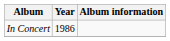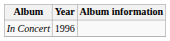(65, 28) 1986 -> (65, 28) 1996
